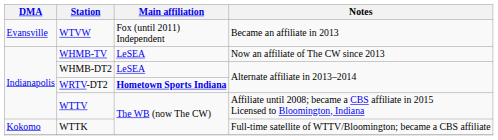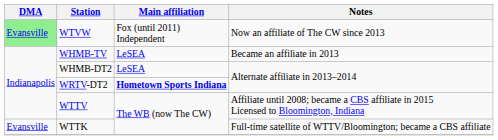(27, 33) no background -> (27, 33) lightgreen background
(285, 33) Became an affiliate in 2013 -> (308, 33) Now an affiliate of The CW since 2013
(308, 54) Now an affiliate of The CW since 2013 -> (285, 54) Became an affiliate in 2013
(24, 127) Kokomo -> (27, 127) Evansville
